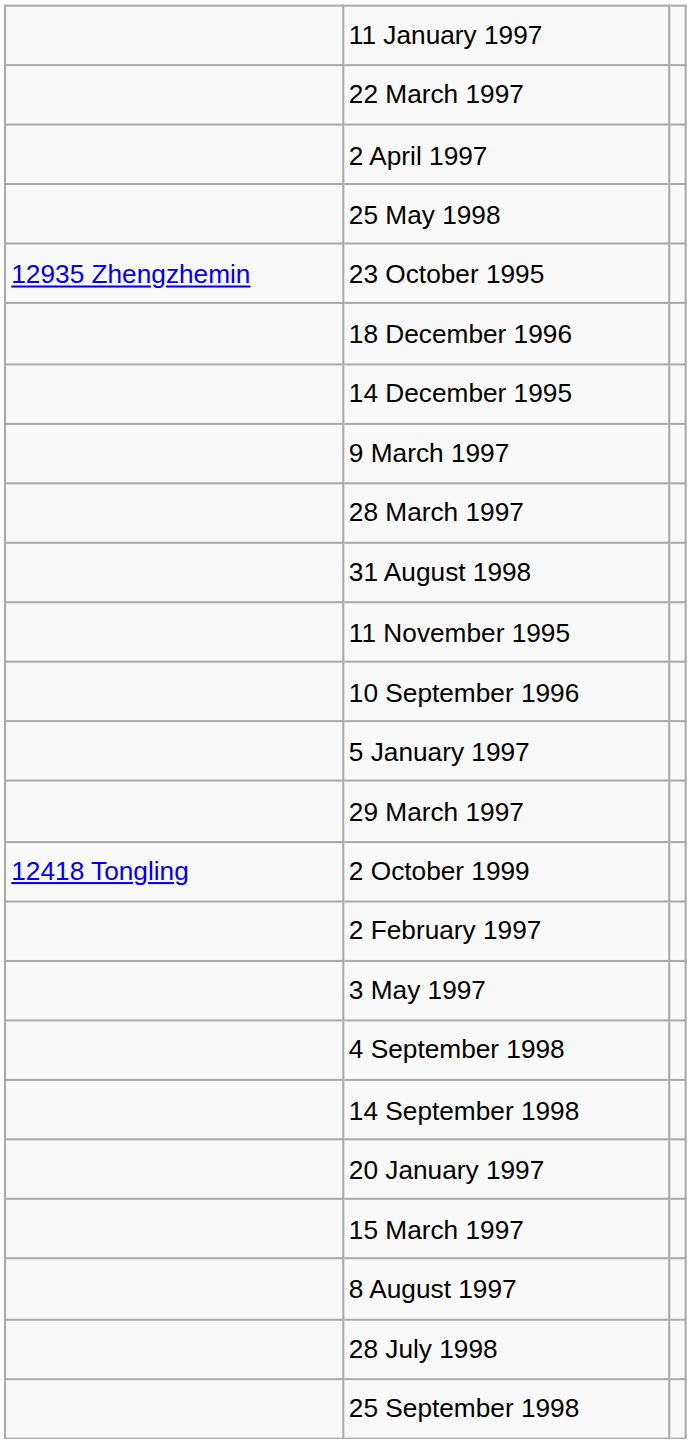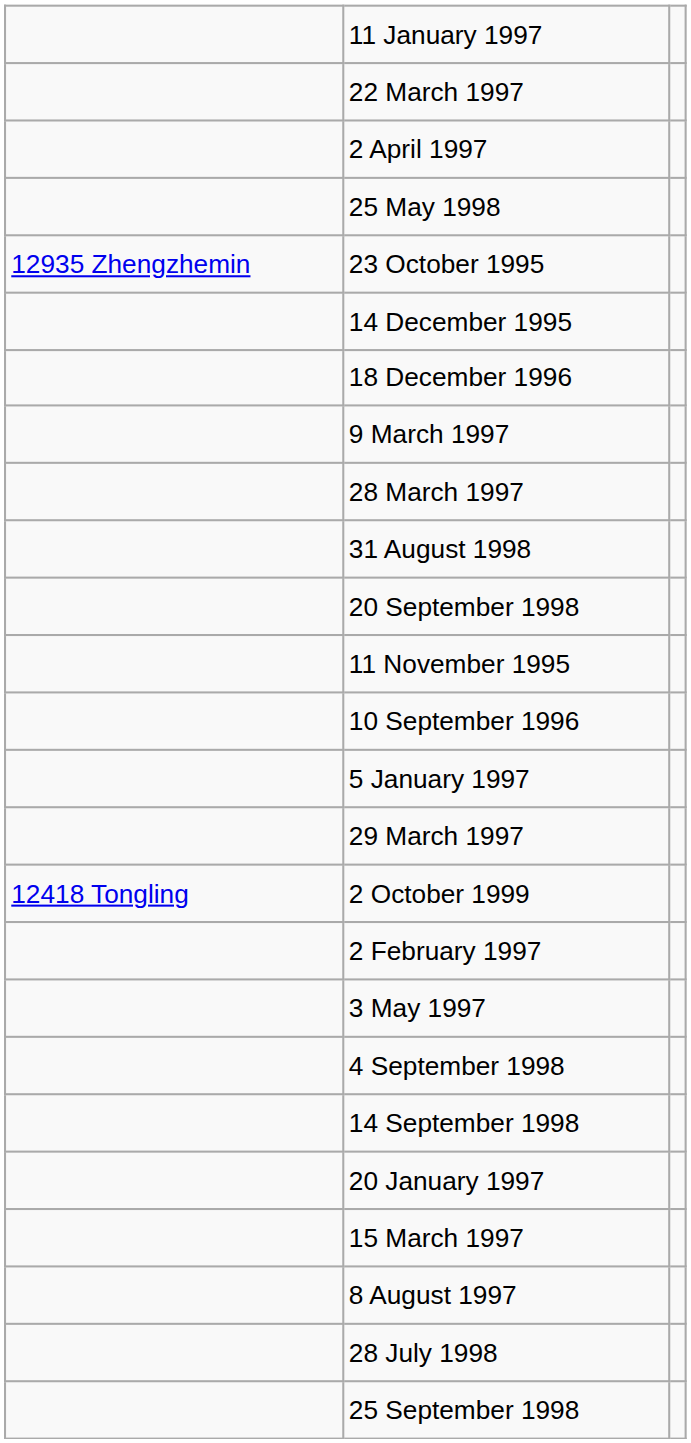rows swapped: (460, 393) <-> (460, 334)
+ row: (464, 607)
